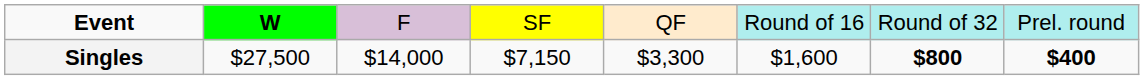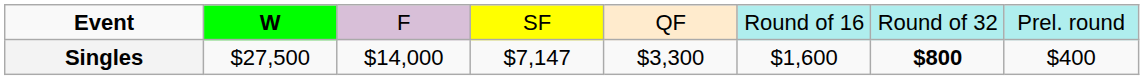(537, 57) $7,150 -> (537, 57) $7,147
(1071, 57) bold -> (1071, 57) normal
